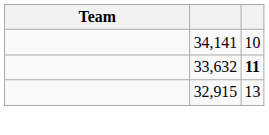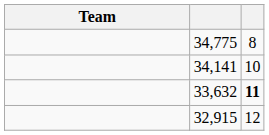+ row: (215, 42)
(252, 92) 13 -> (252, 117) 12
